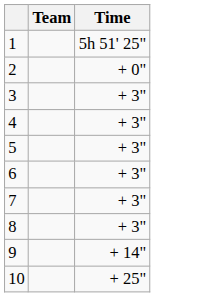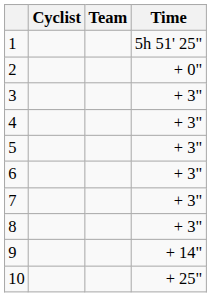+ column: (57, 17)
